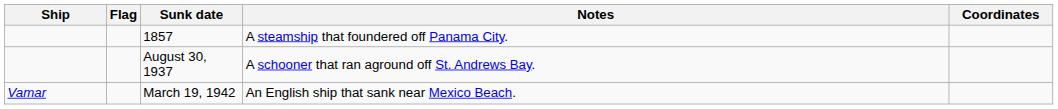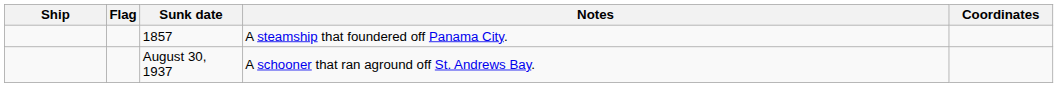- row: (189, 93)
